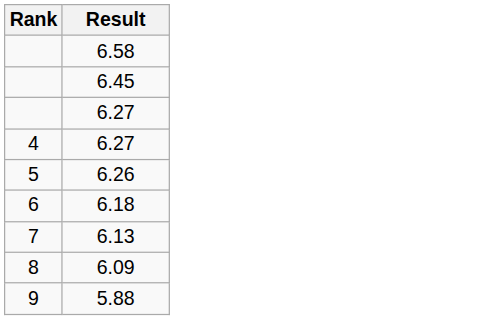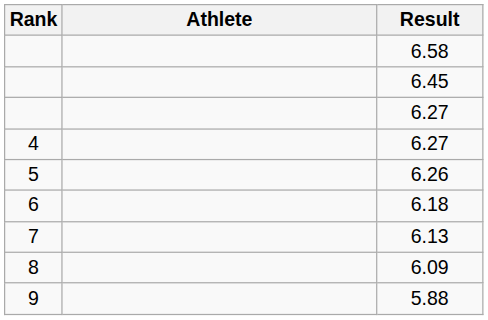+ column: (219, 19)
